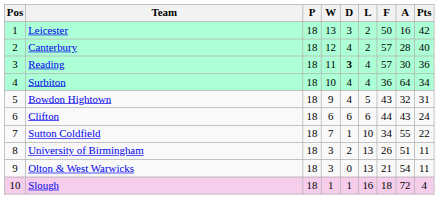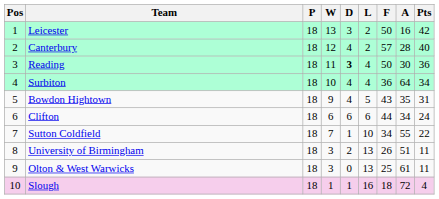(386, 64) 57 -> (386, 64) 50
(405, 99) 32 -> (405, 99) 35
(405, 116) 43 -> (405, 116) 34
(386, 168) 21 -> (386, 168) 25
(405, 168) 54 -> (405, 168) 61
